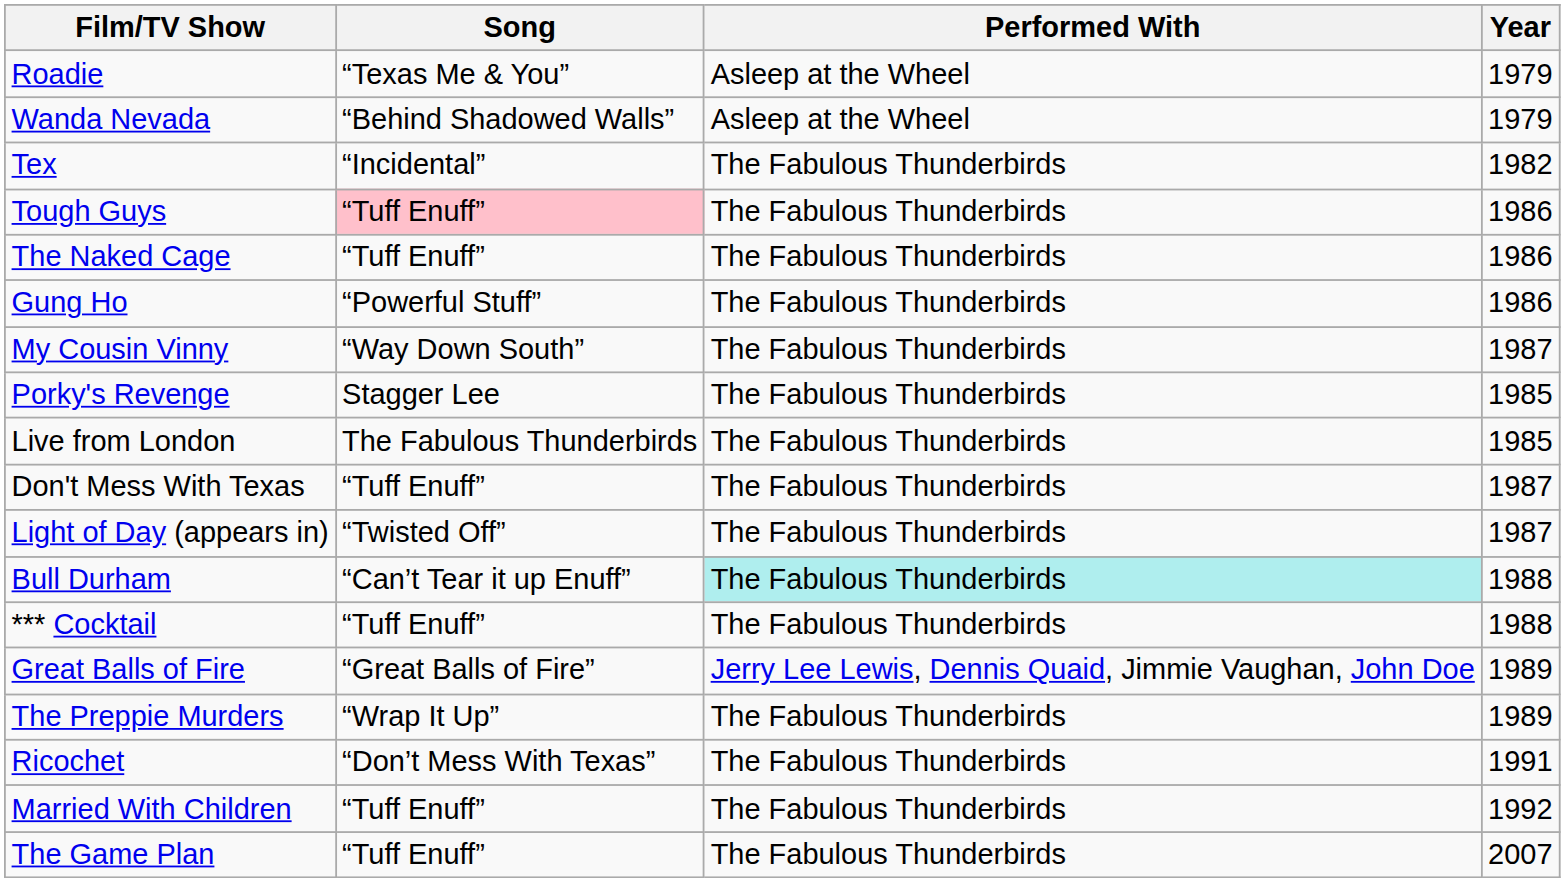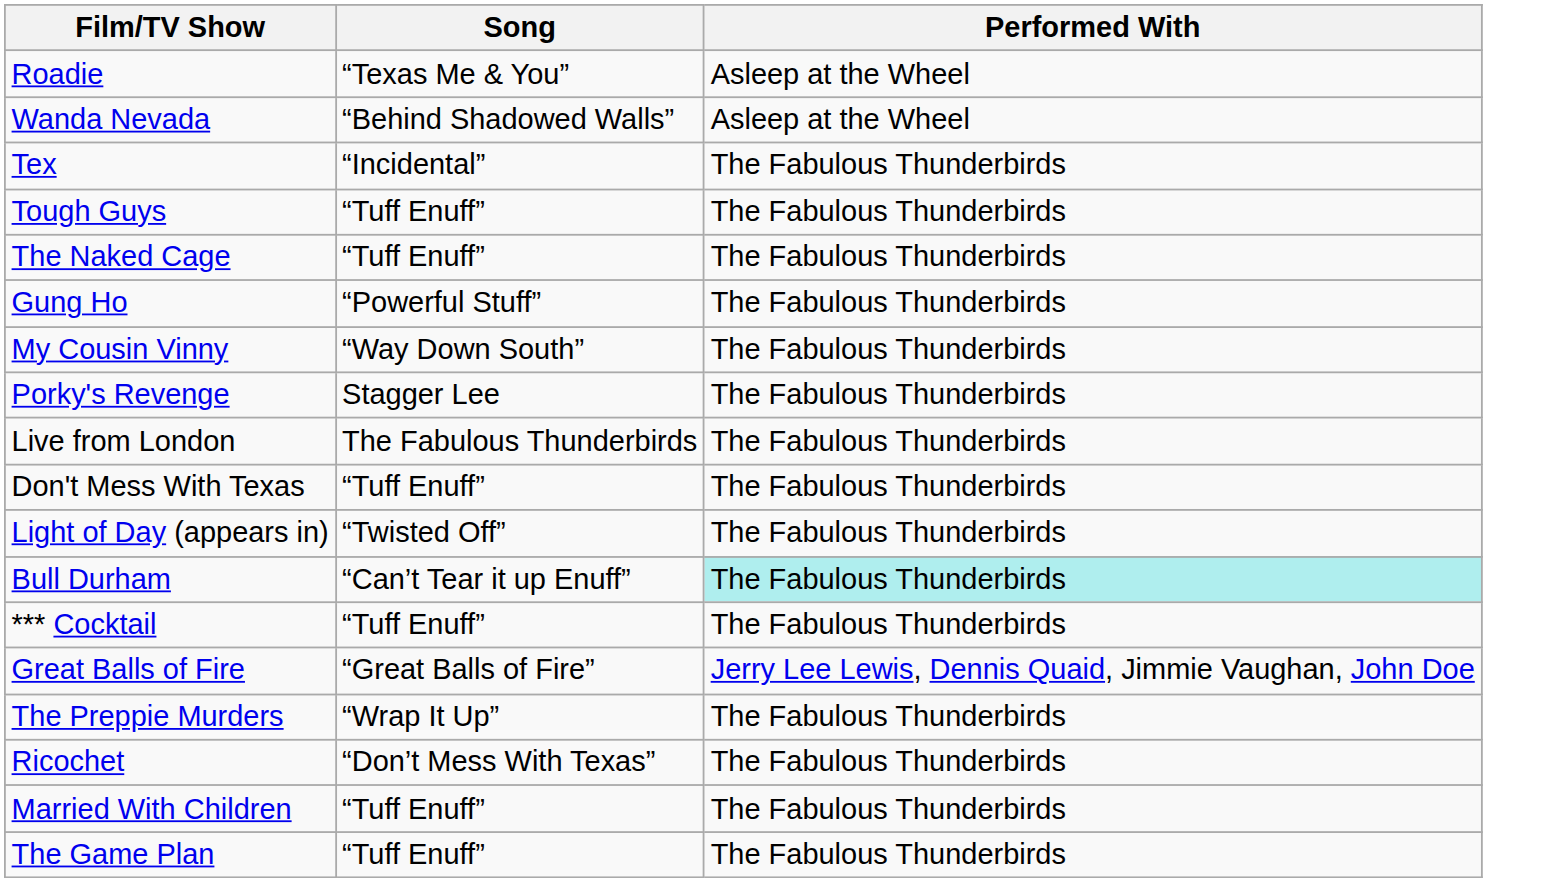- column: (1520, 27)
(413, 211) pink background -> (413, 211) no background
